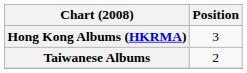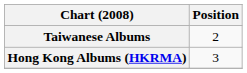rows swapped: (97, 36) <-> (97, 57)
